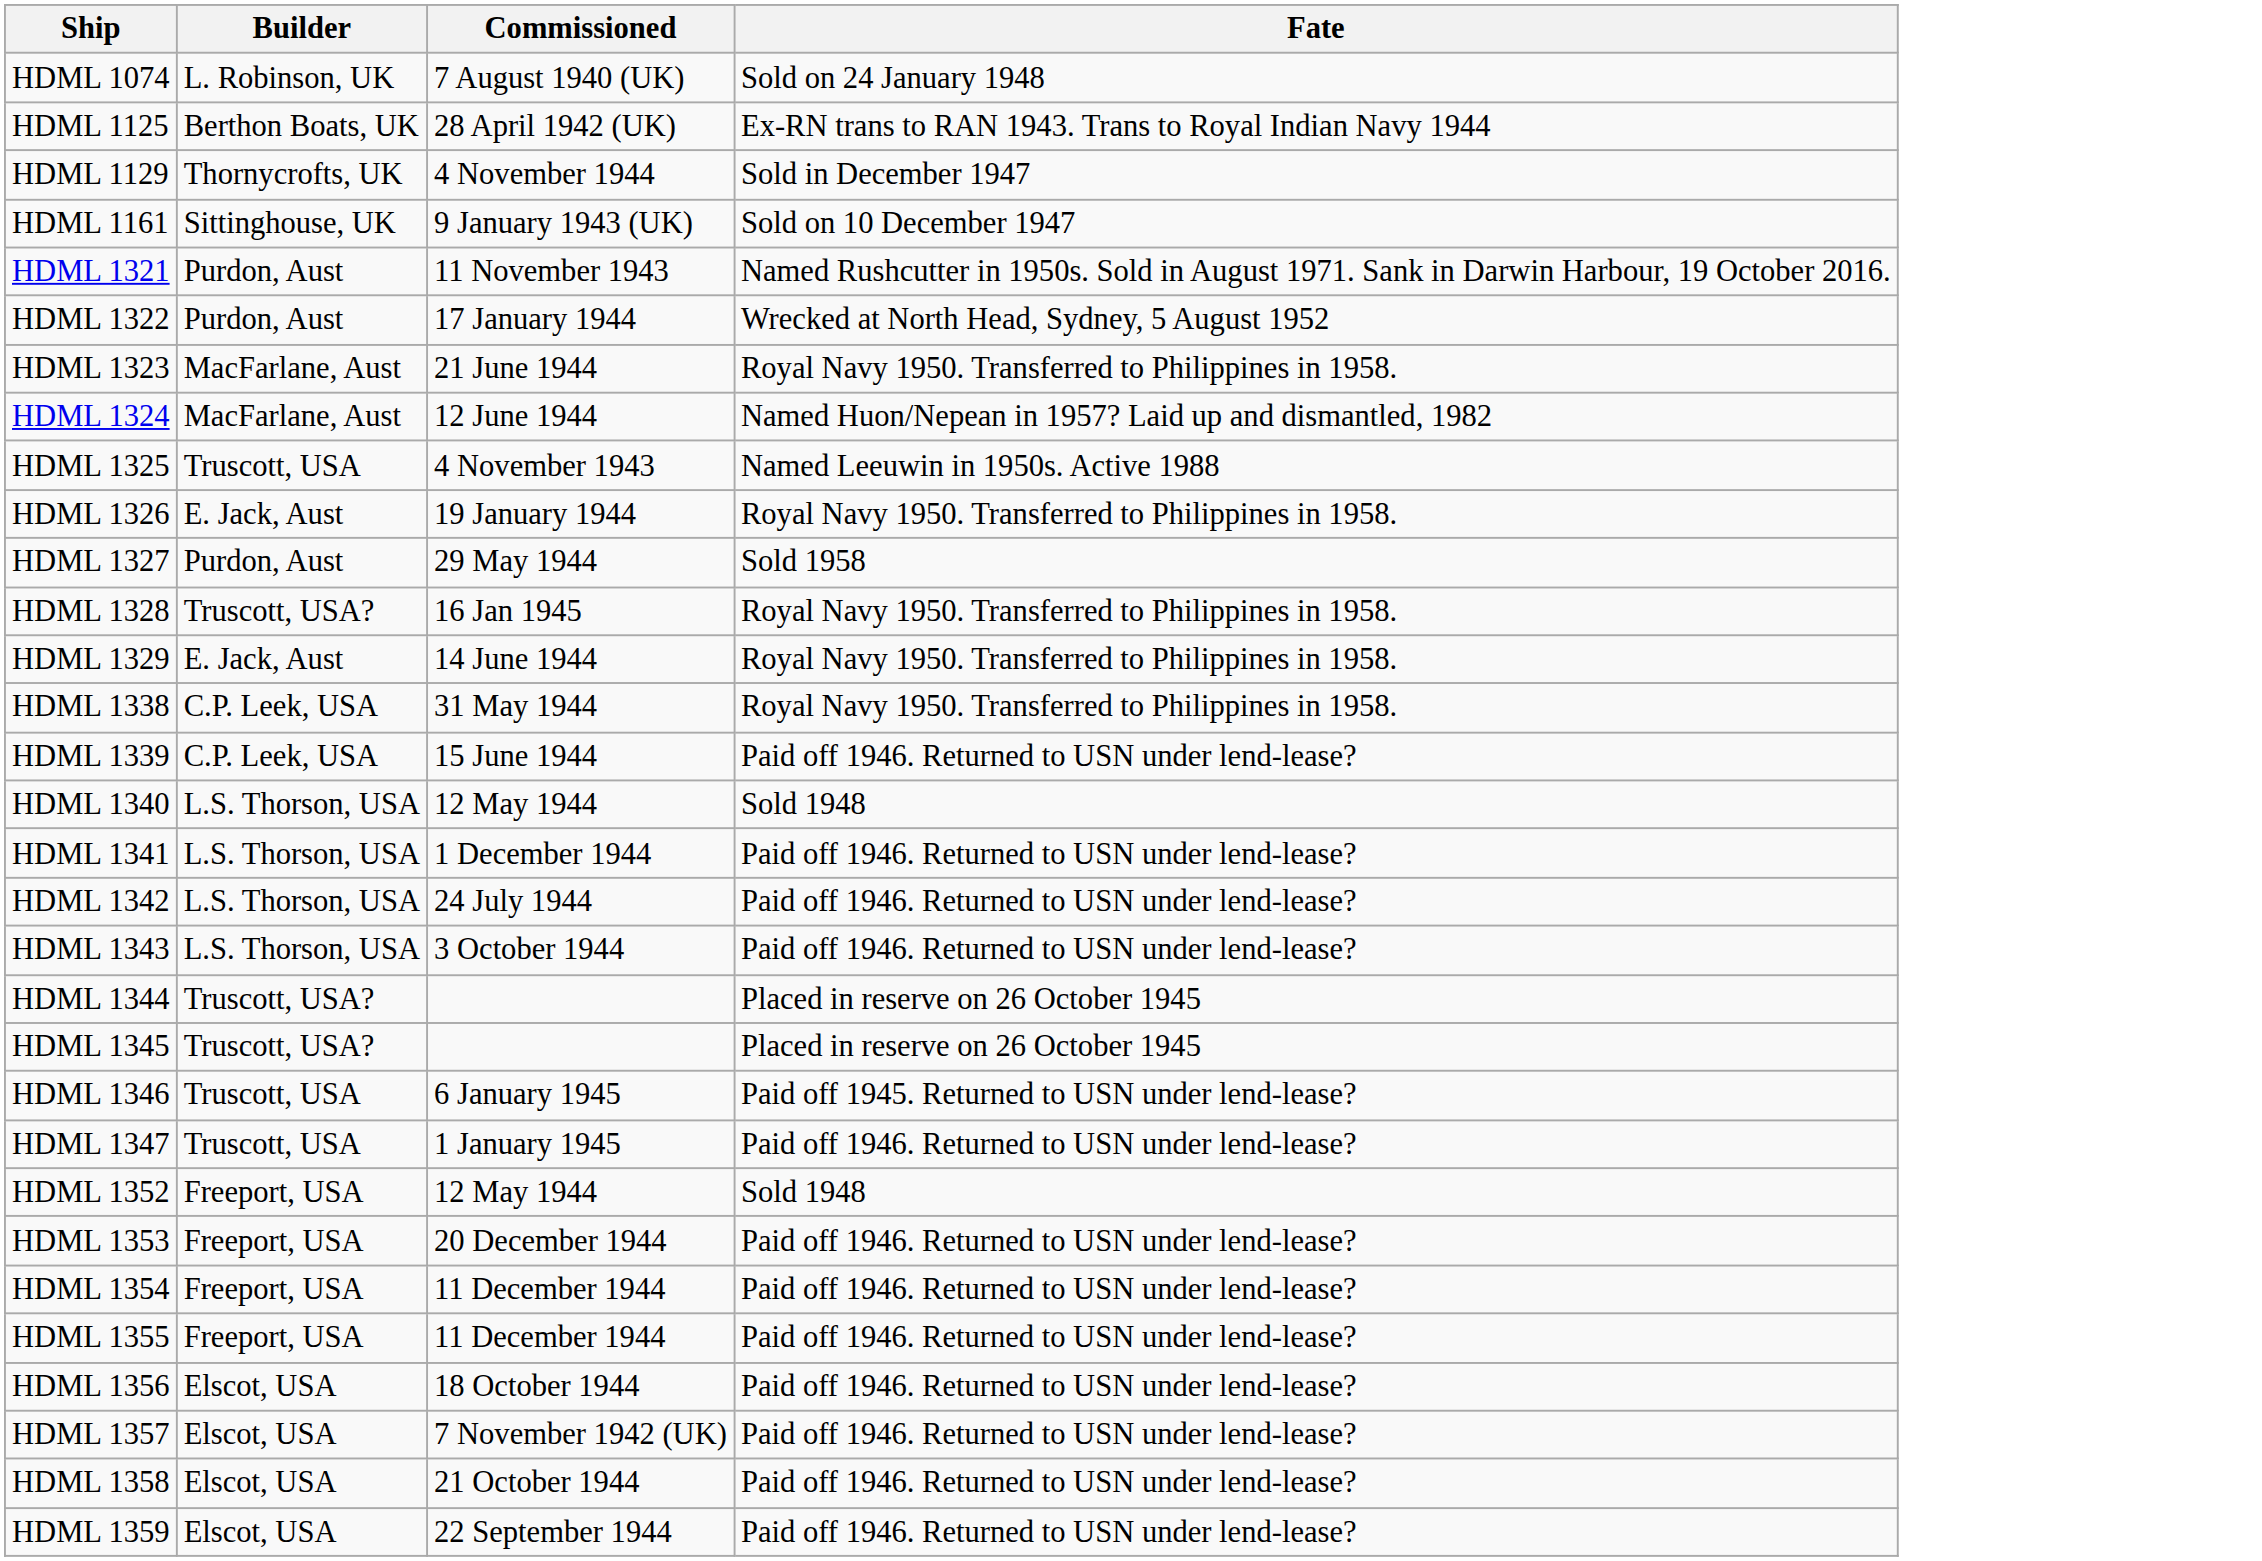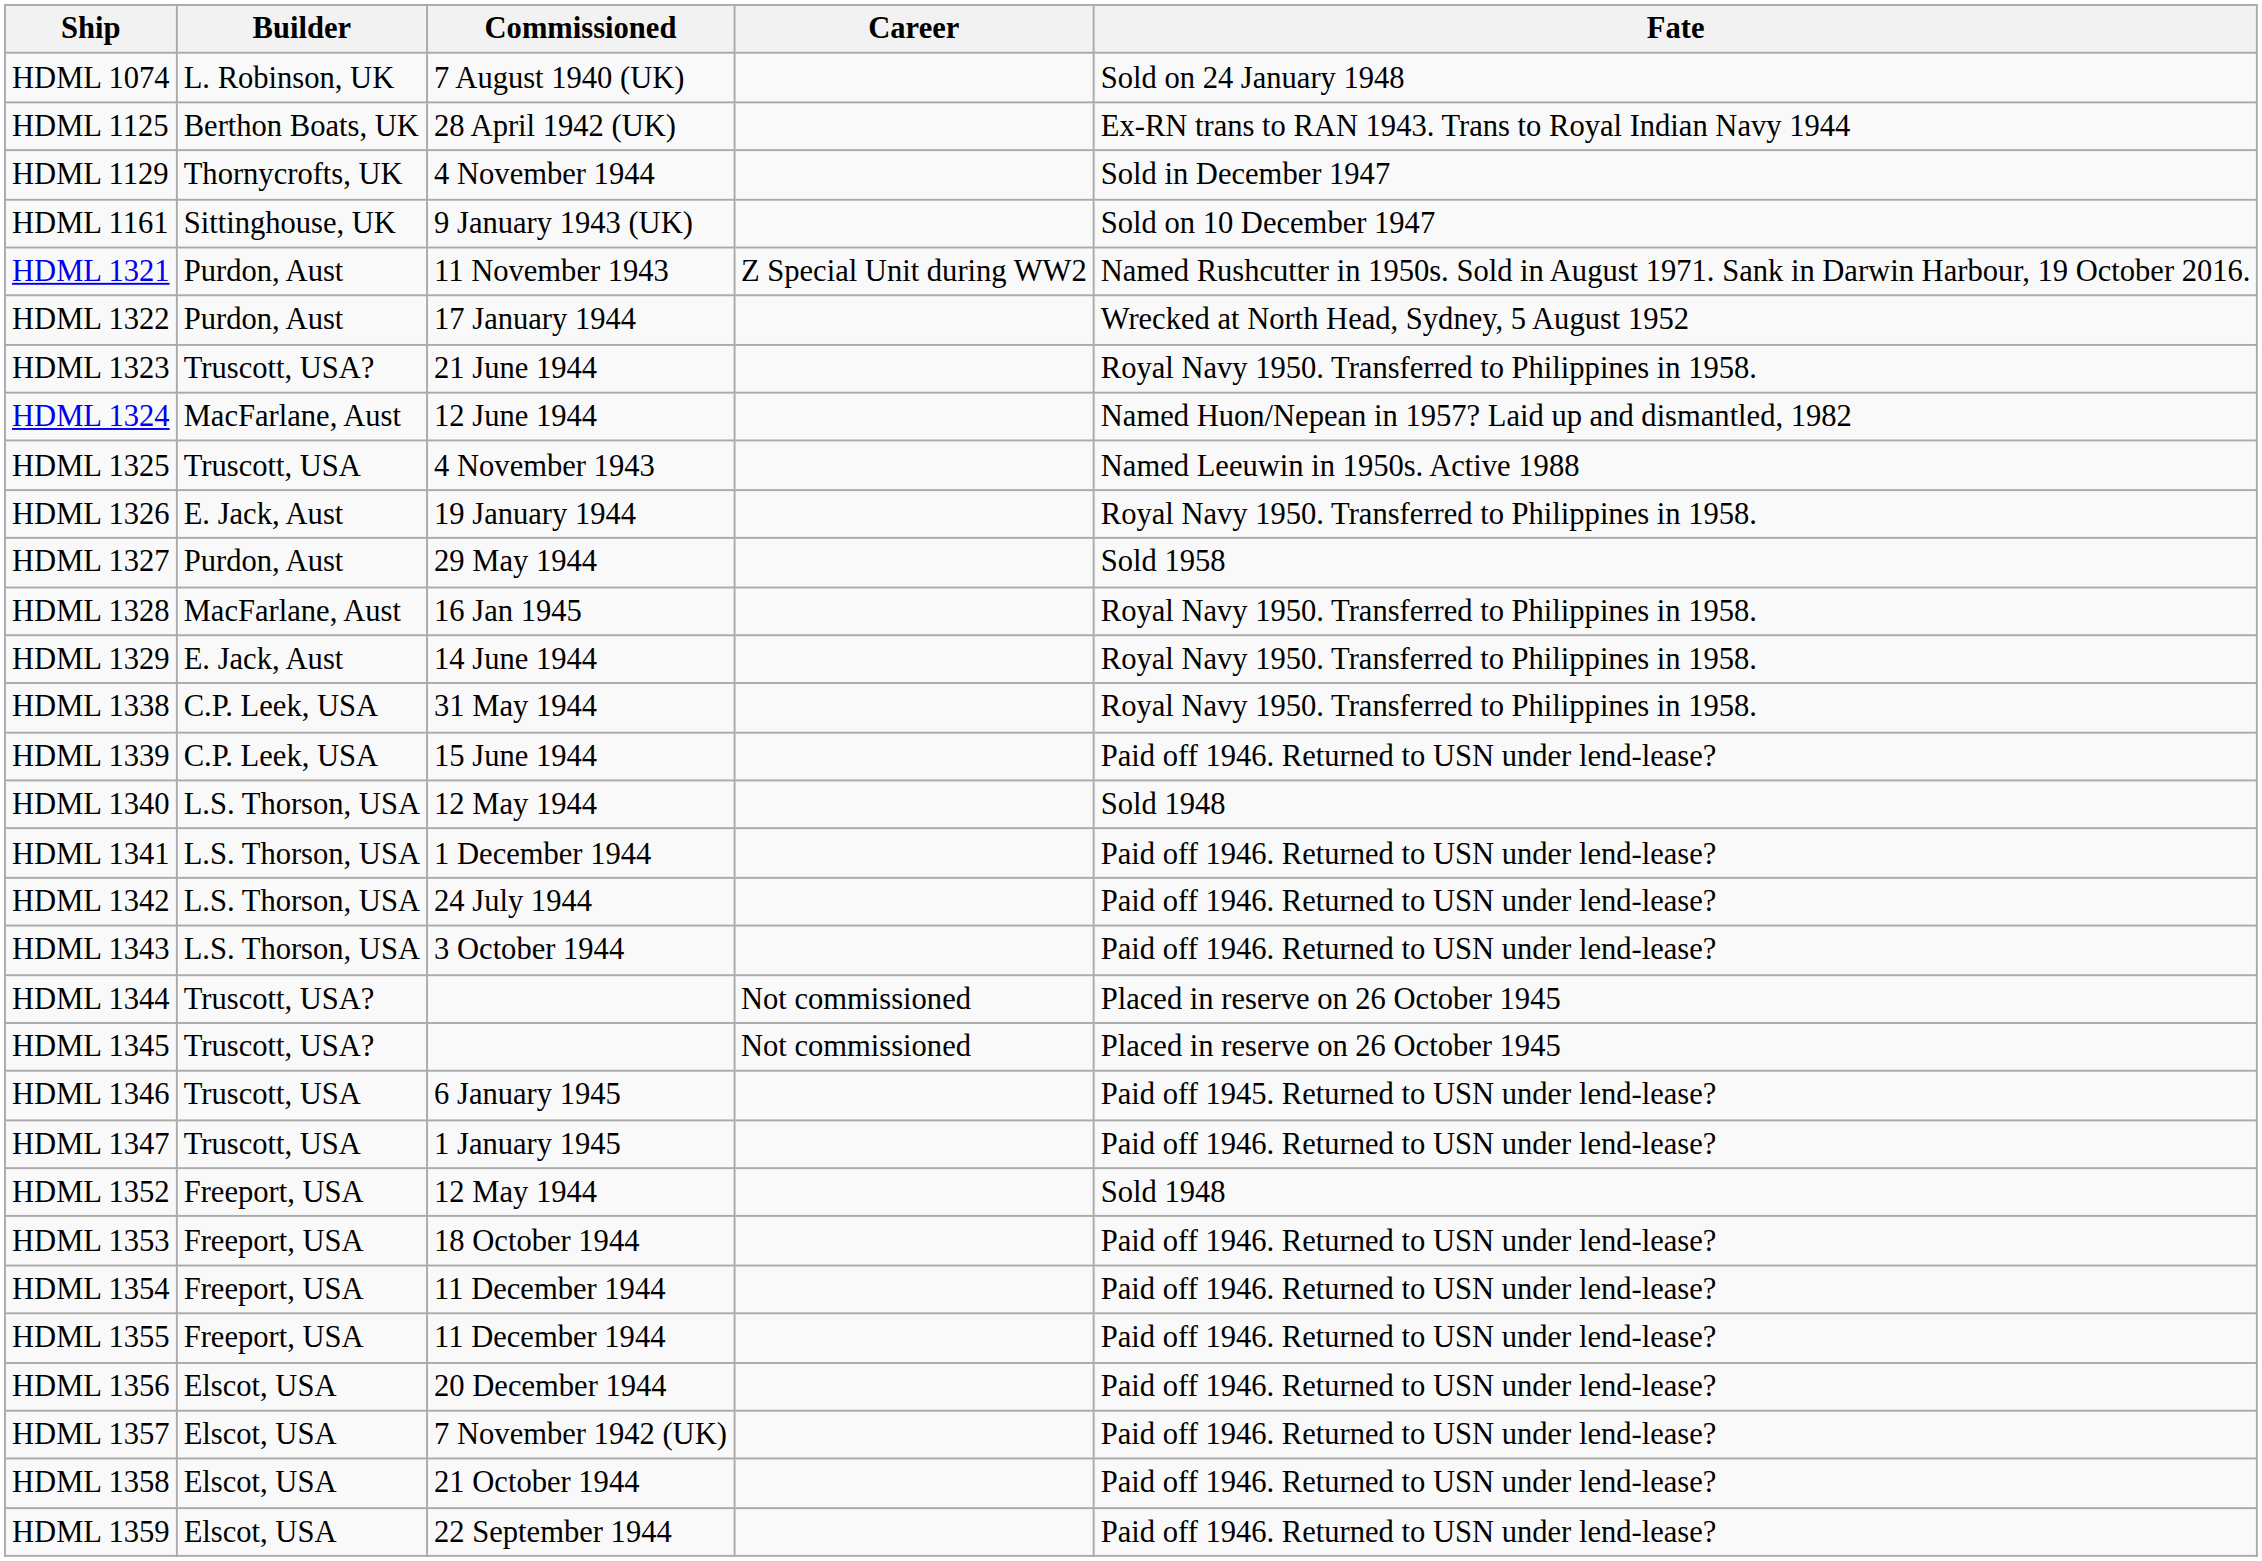+ column: (914, 28)
(292, 367) MacFarlane, Aust -> (279, 367) Truscott, USA?
(279, 610) Truscott, USA? -> (292, 610) MacFarlane, Aust
(550, 1240) 20 December 1944 -> (537, 1240) 18 October 1944
(537, 1385) 18 October 1944 -> (550, 1385) 20 December 1944
